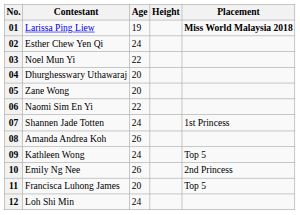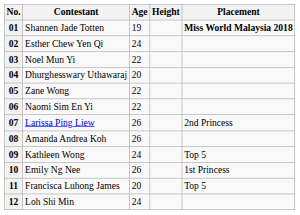(60, 28) Larissa Ping Liew -> (65, 28) Shannen Jade Totten
(136, 91) 20 -> (136, 91) 22
(65, 123) Shannen Jade Totten -> (60, 123) Larissa Ping Liew
(136, 123) 24 -> (136, 123) 26
(207, 123) 1st Princess -> (208, 123) 2nd Princess
(208, 170) 2nd Princess -> (207, 170) 1st Princess
